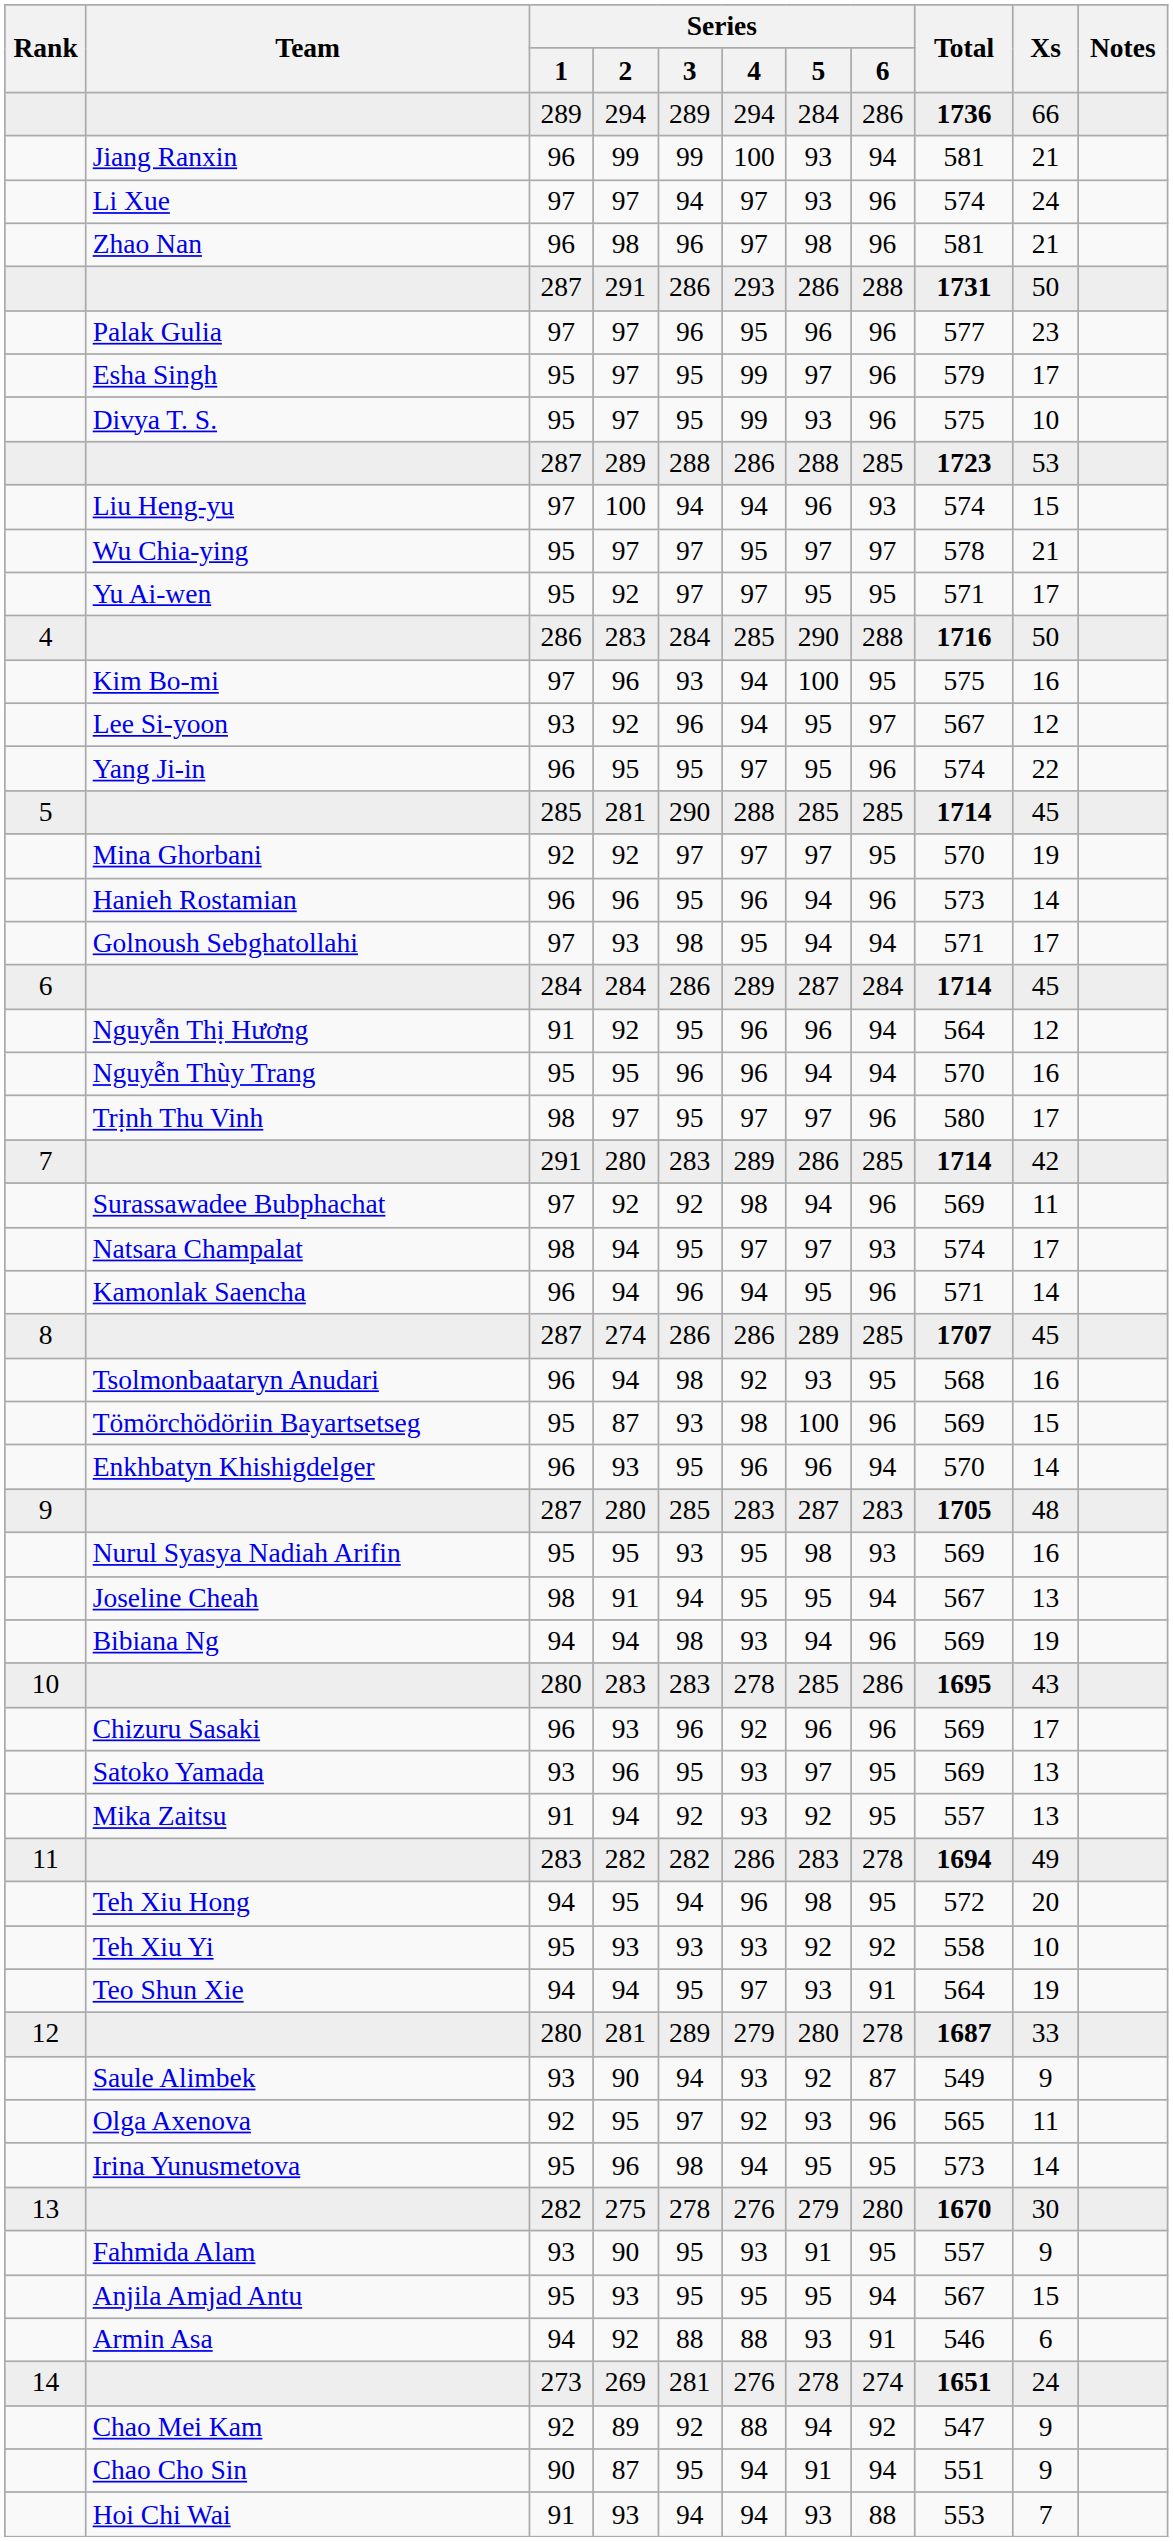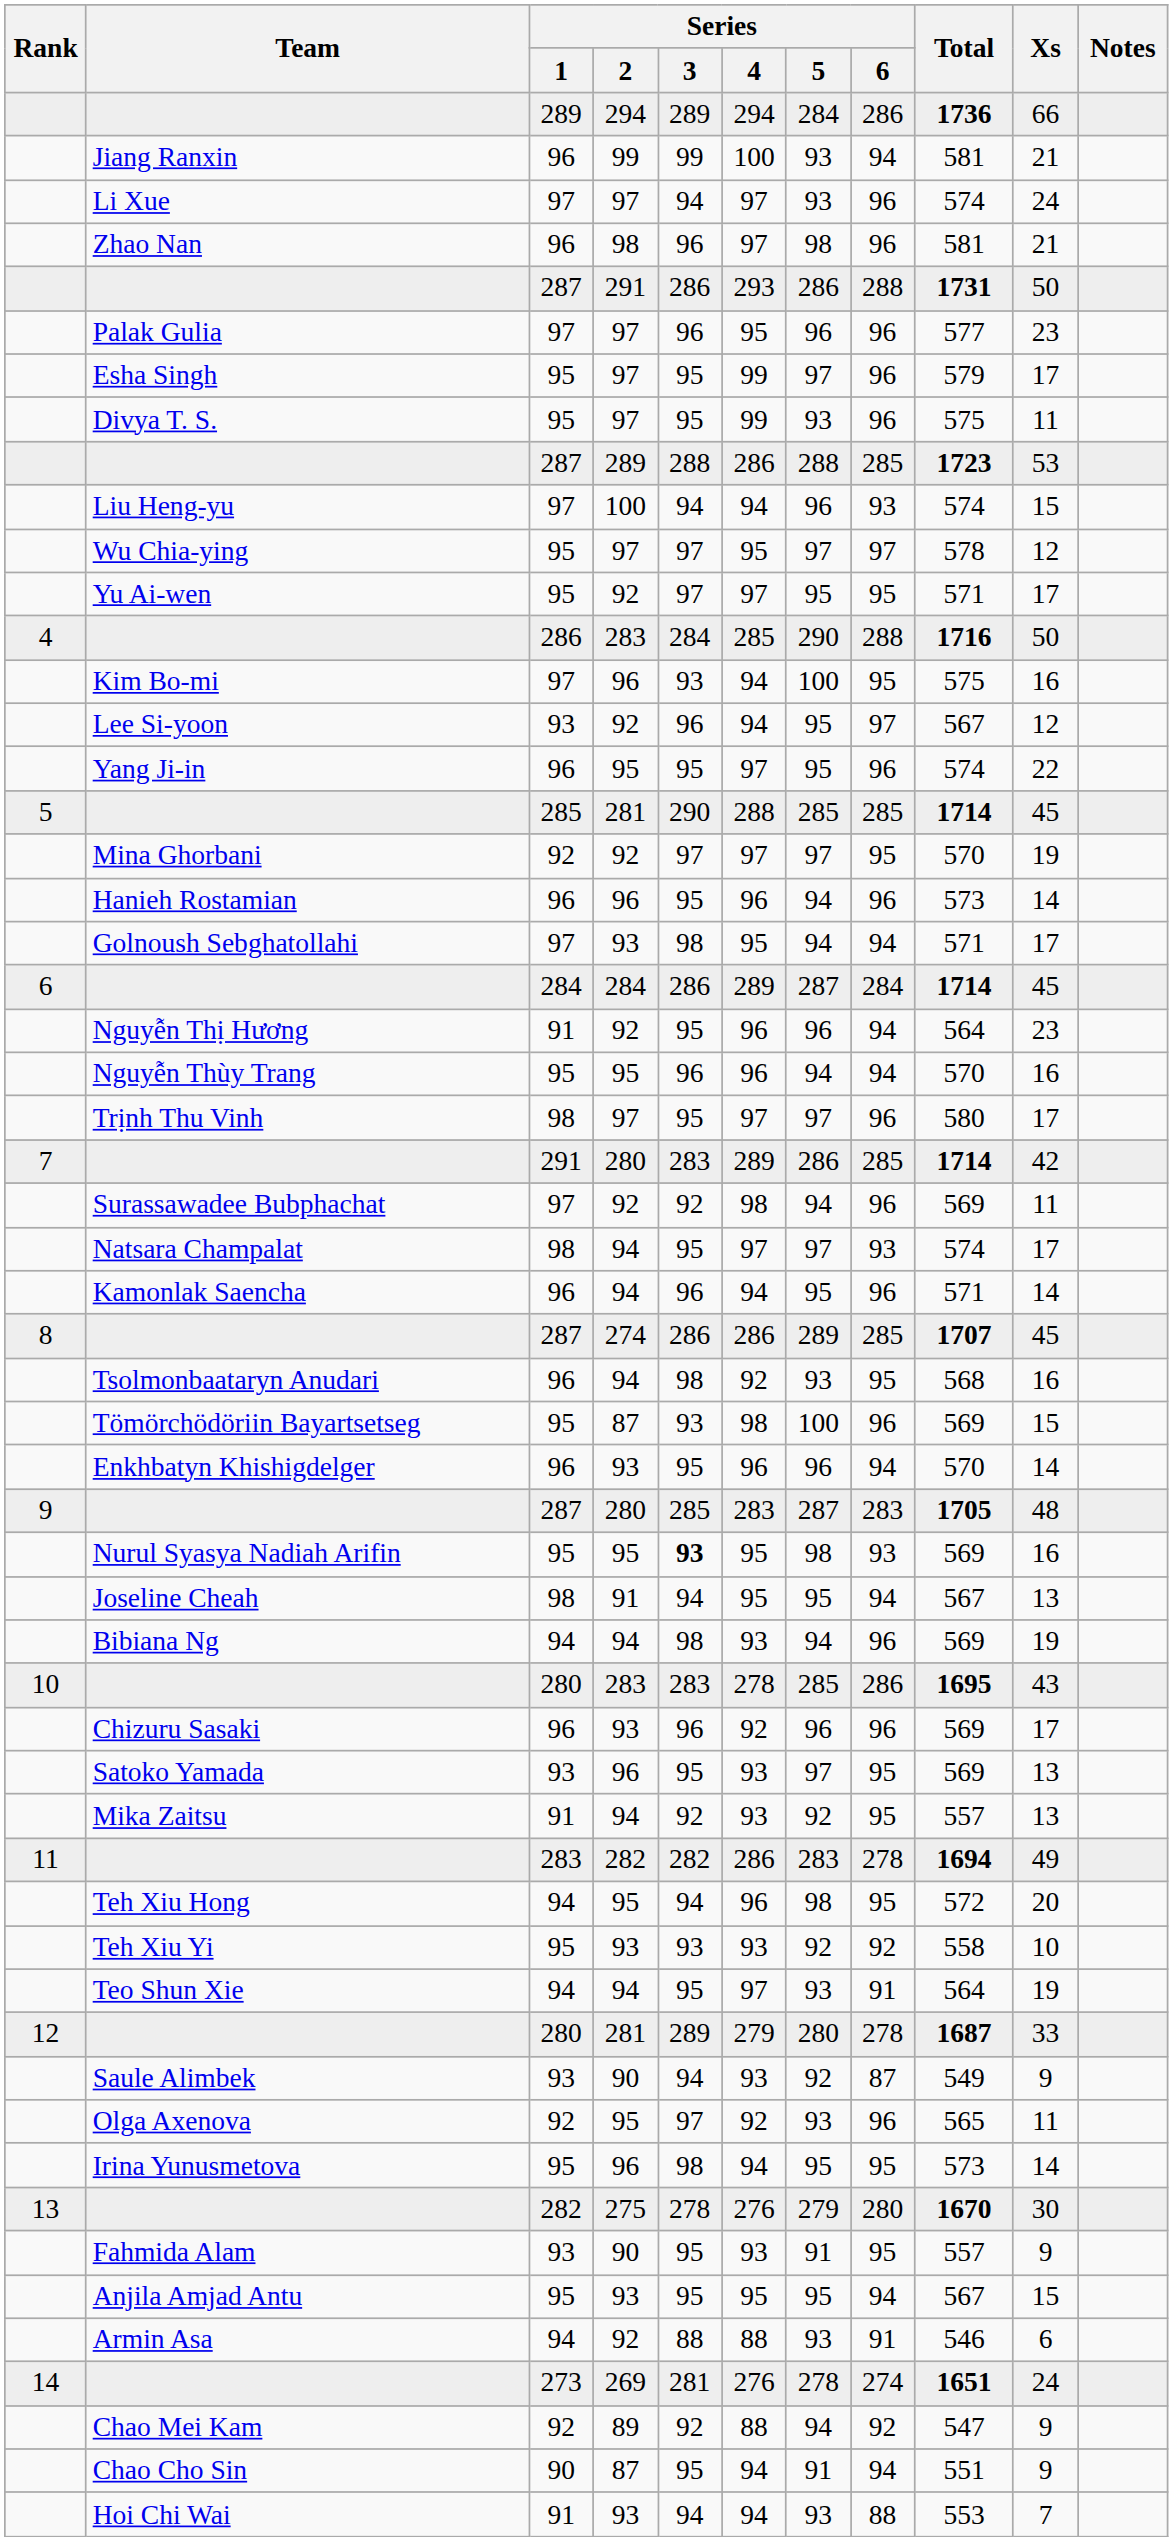(1046, 419) 10 -> (1046, 419) 11
(1046, 550) 21 -> (1046, 550) 12
(1046, 1030) 12 -> (1046, 1030) 23
(690, 1553) normal -> (690, 1553) bold
